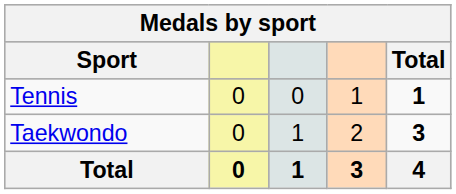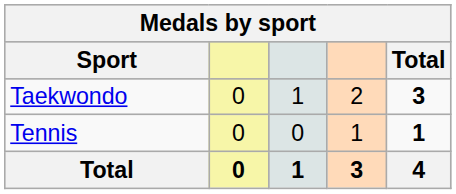rows swapped: (69, 133) <-> (44, 97)
